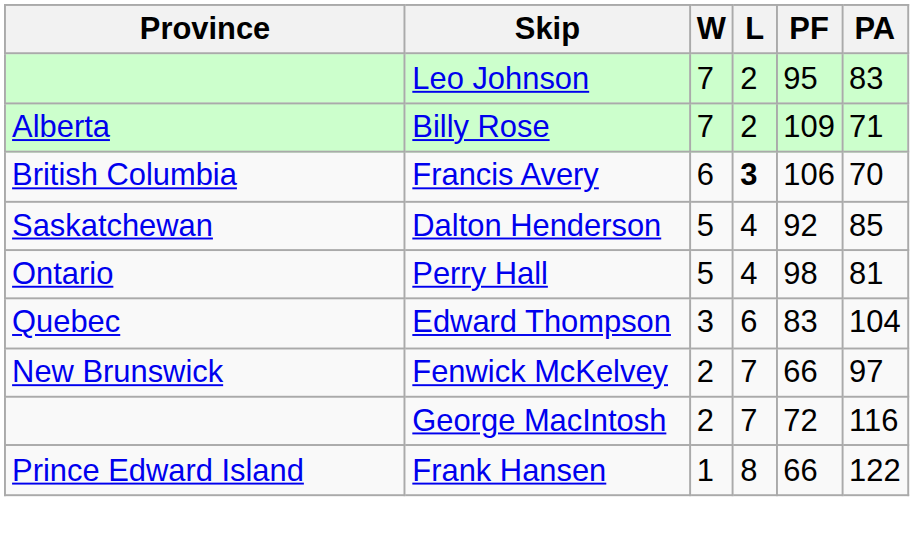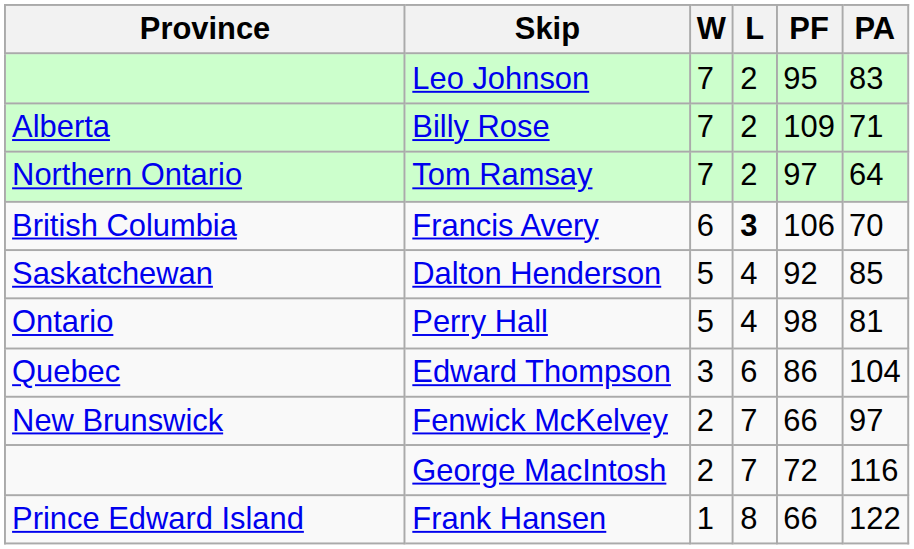+ row: (502, 175)
(801, 322) 83 -> (801, 371) 86
